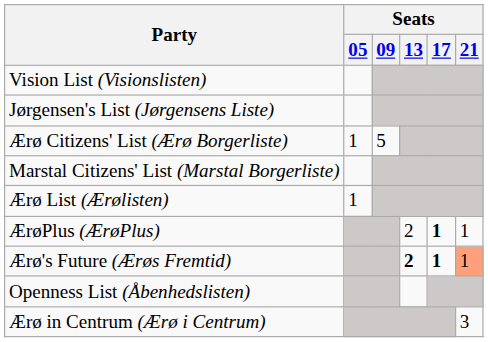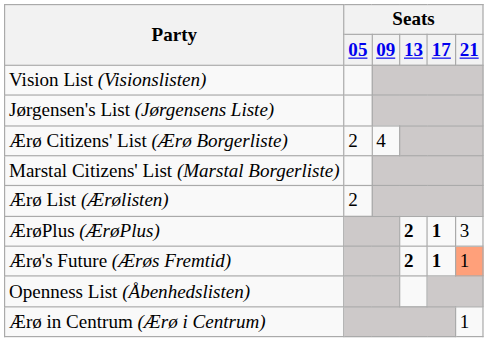(353, 140) 1 -> (353, 140) 2
(381, 140) 5 -> (381, 140) 4
(353, 200) 1 -> (353, 200) 2
(409, 230) normal -> (409, 230) bold
(464, 230) 1 -> (464, 230) 3
(464, 321) 3 -> (464, 321) 1
